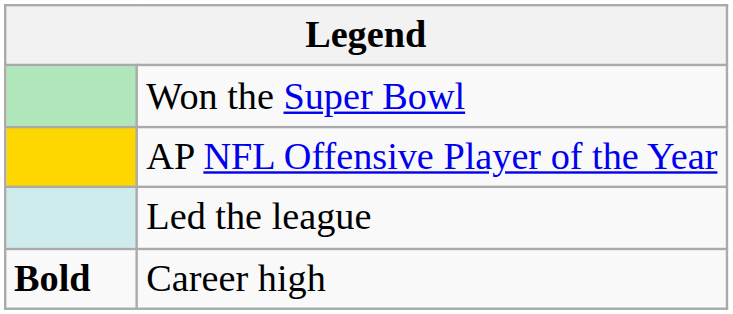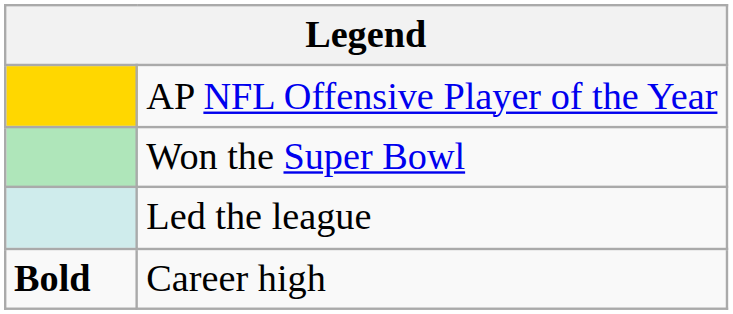rows swapped: (432, 156) <-> (306, 95)
